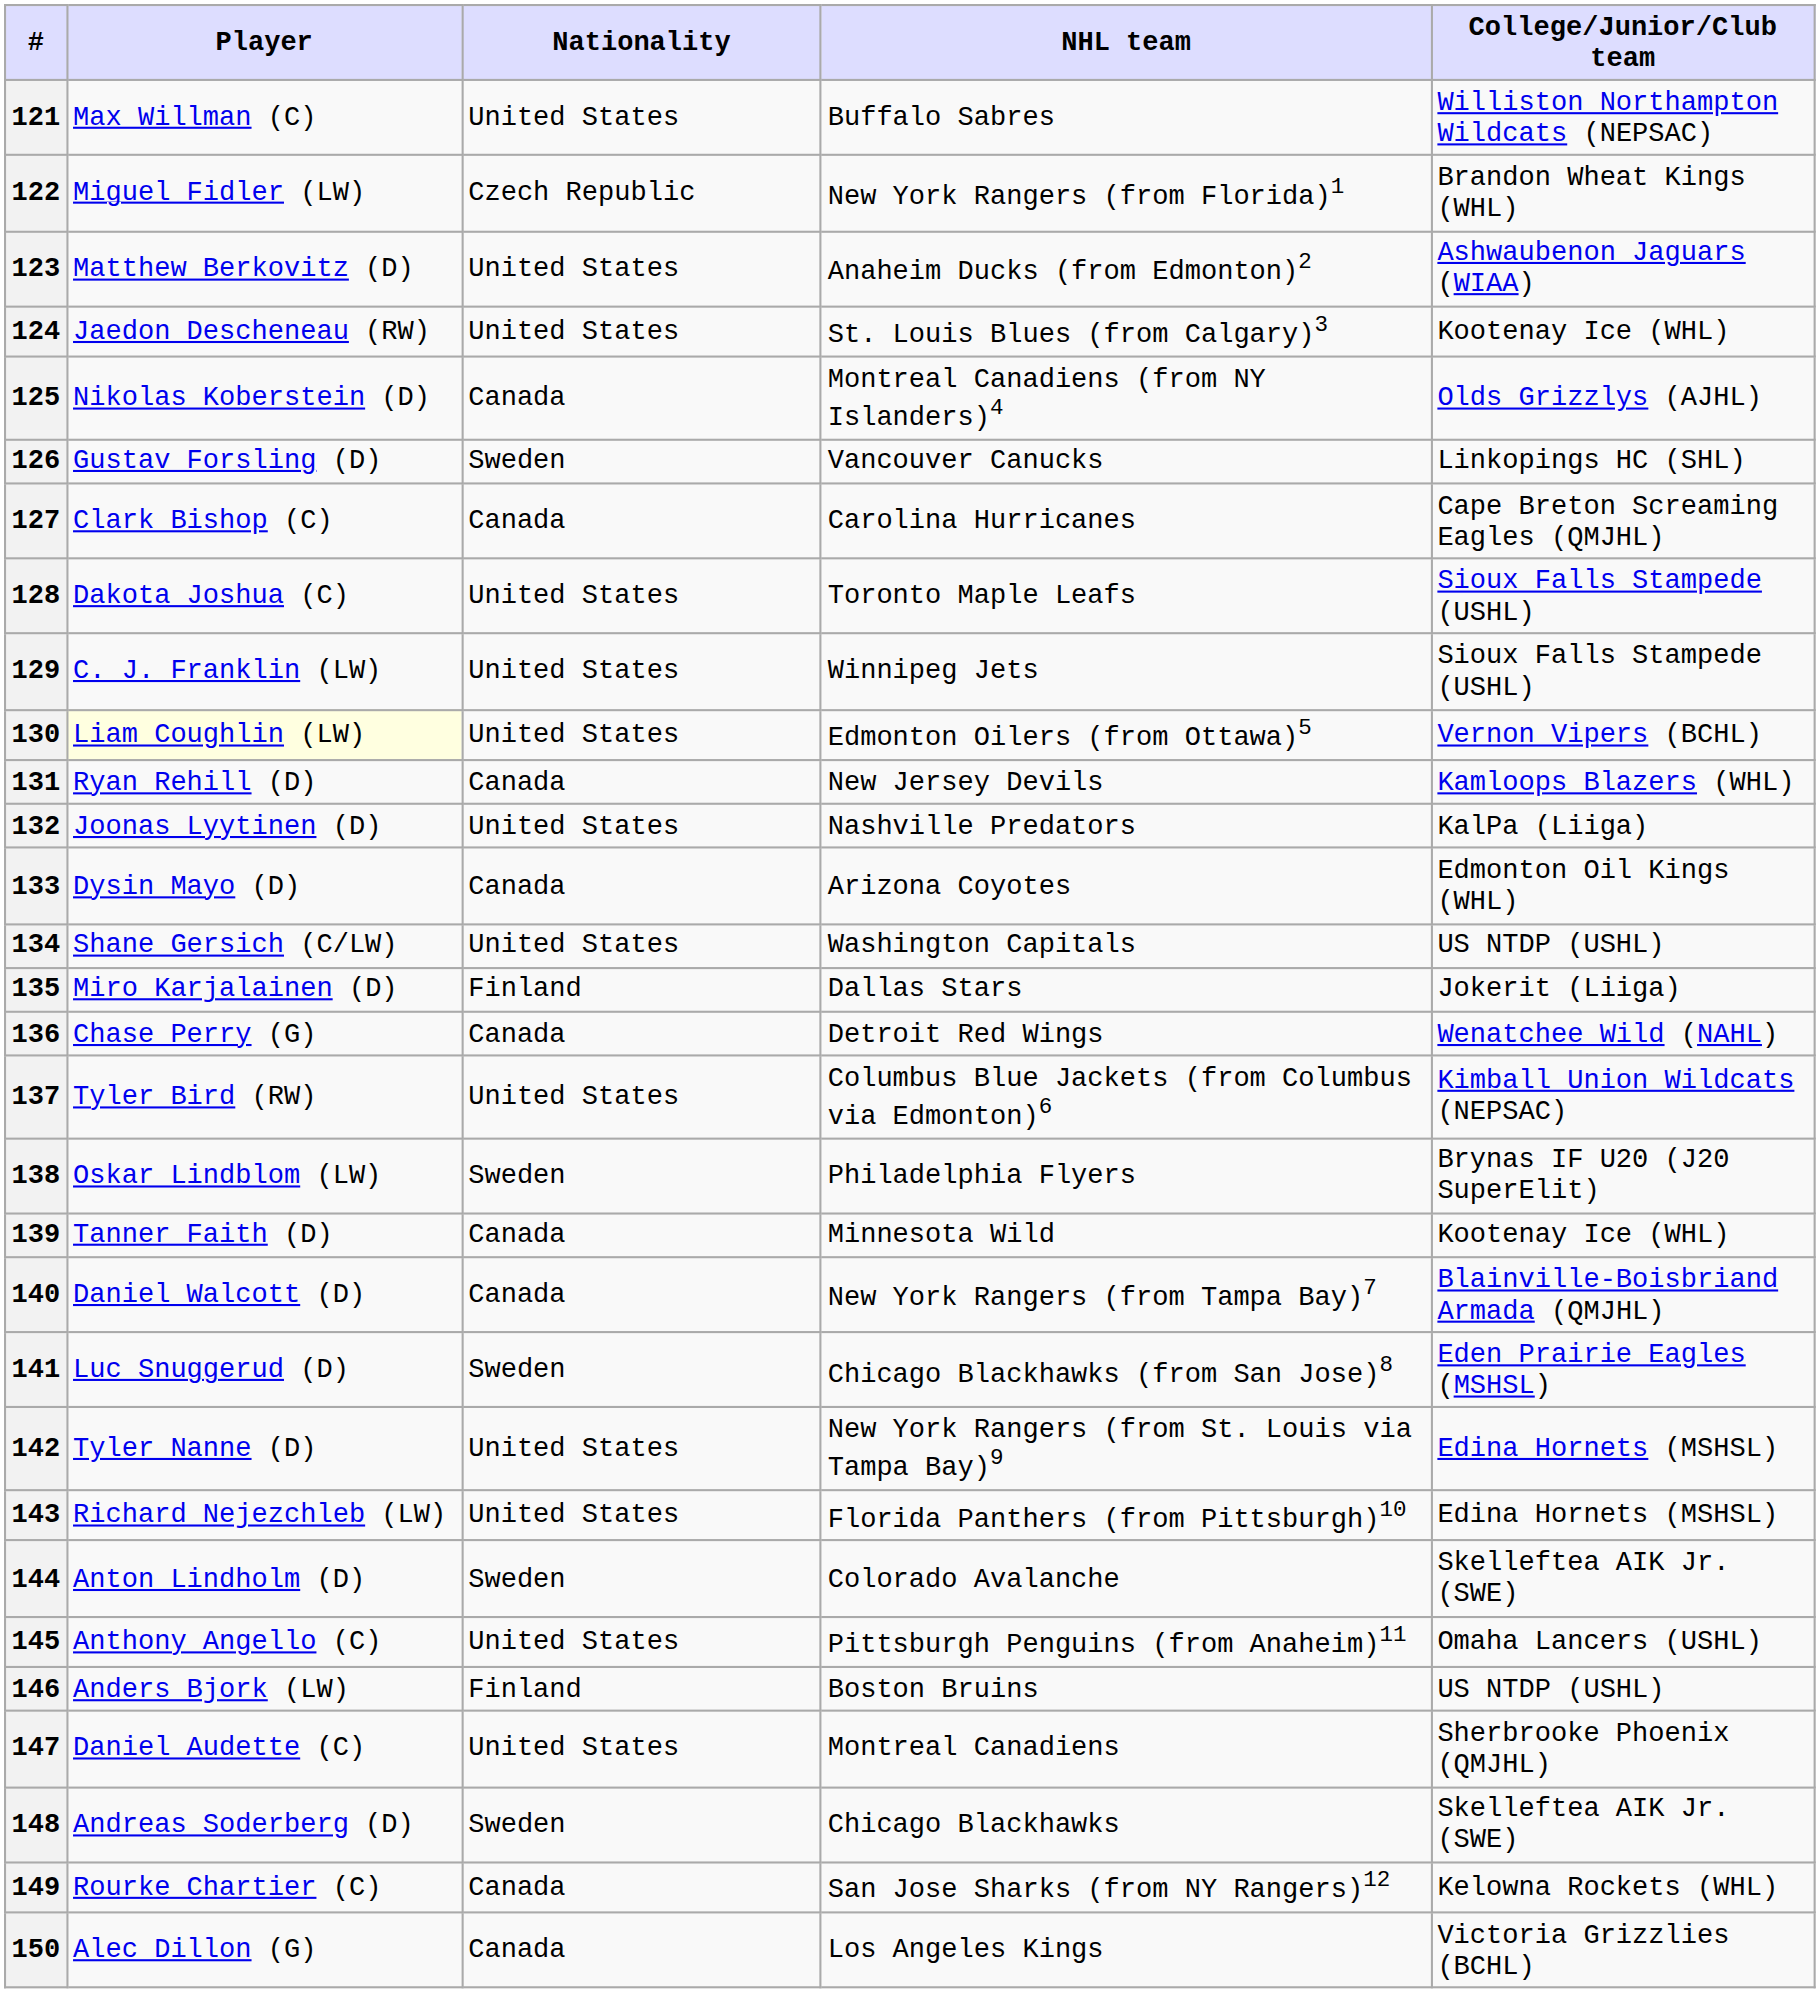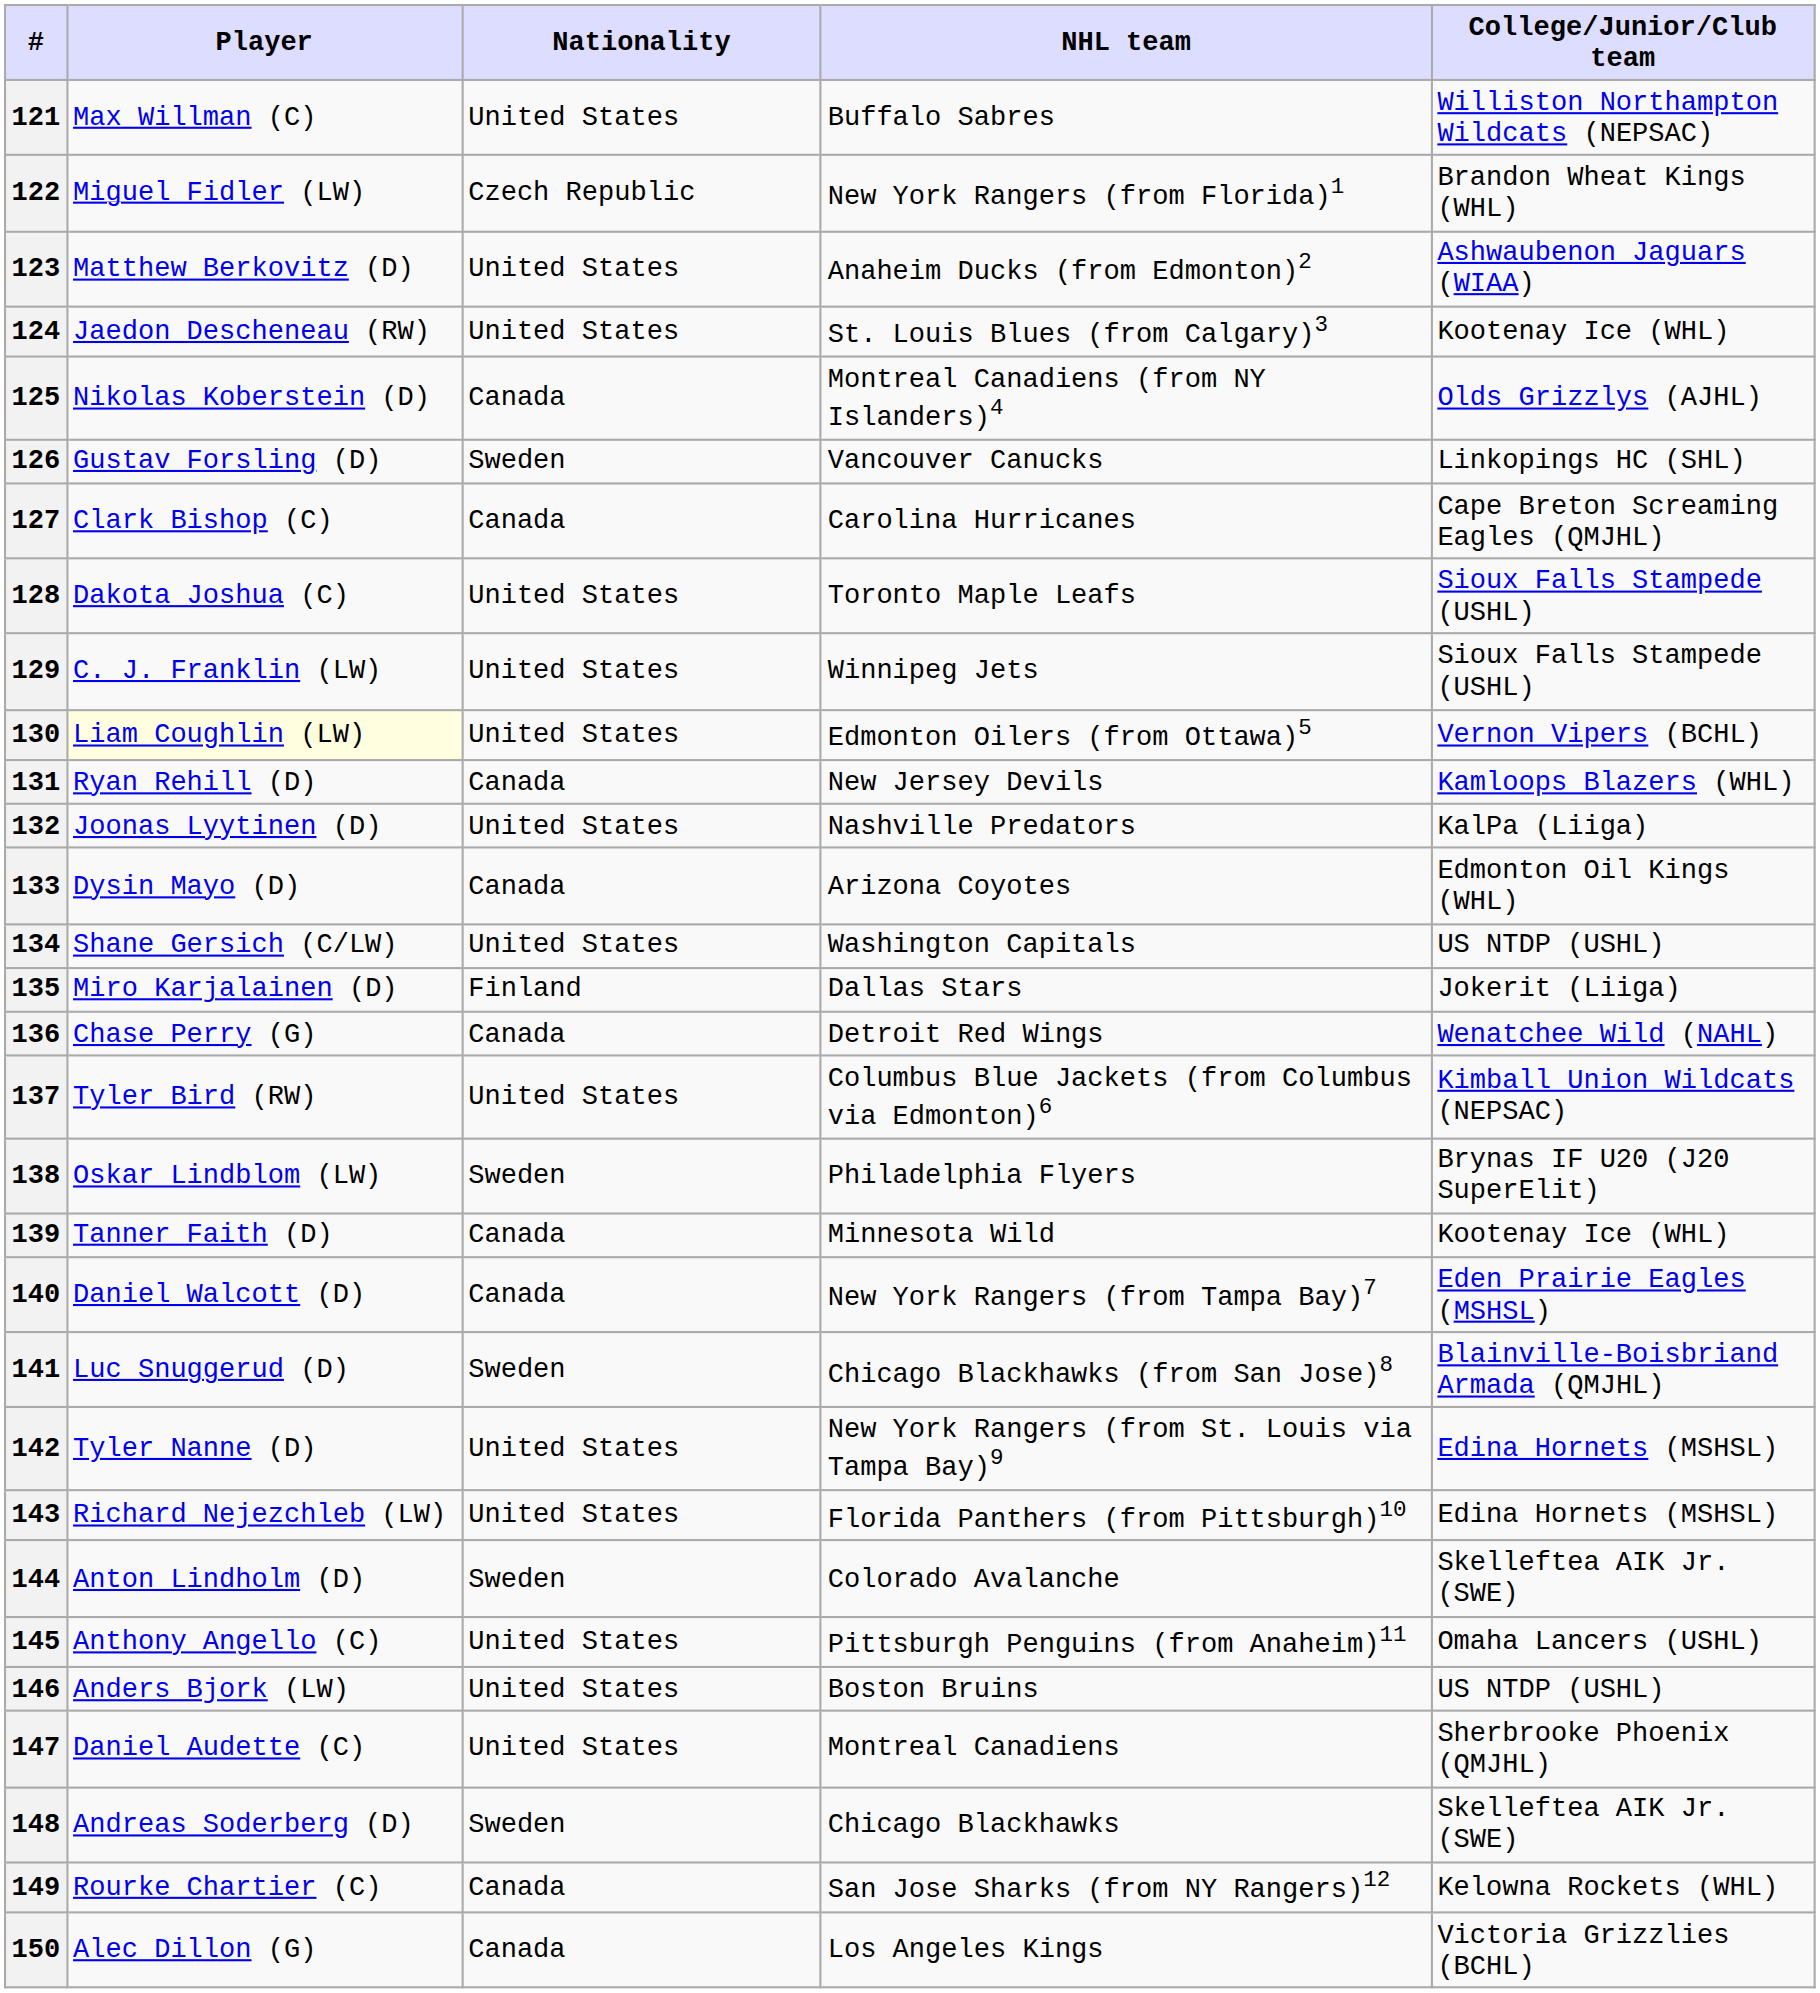(1608, 1295) Blainville-Boisbriand Armada (QMJHL) -> (1592, 1295) Eden Prairie Eagles (MSHSL)
(1592, 1370) Eden Prairie Eagles (MSHSL) -> (1608, 1370) Blainville-Boisbriand Armada (QMJHL)
(525, 1689) Finland -> (574, 1689) United States
